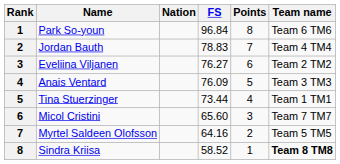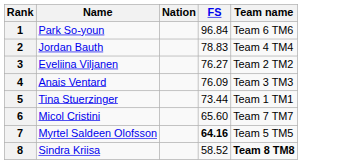- column: (250, 13)
(214, 133) normal -> (214, 133) bold
